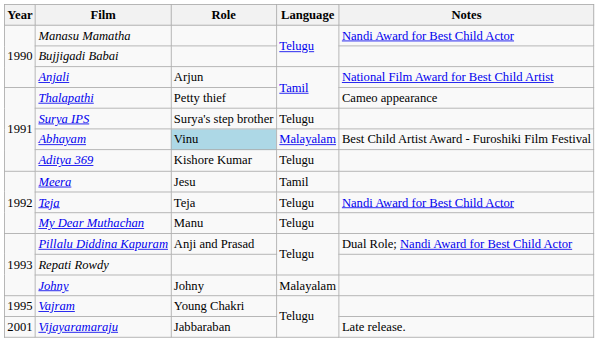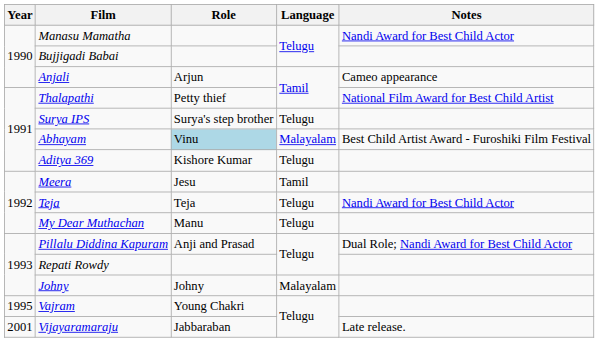(448, 77) National Film Award for Best Child Artist -> (390, 77) Cameo appearance
(390, 98) Cameo appearance -> (448, 98) National Film Award for Best Child Artist
